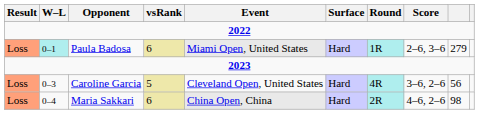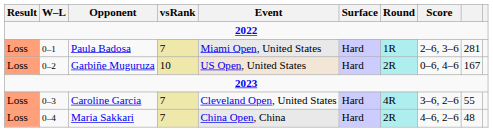(49, 48) paleturquoise background -> (49, 48) no background
(149, 48) 6 -> (163, 48) 7
(459, 48) 279 -> (472, 48) 281
+ row: (113, 65)
(149, 83) 5 -> (163, 100) 7
(456, 83) 56 -> (469, 100) 55
(149, 100) 6 -> (163, 118) 7
(456, 100) 98 -> (469, 118) 48
